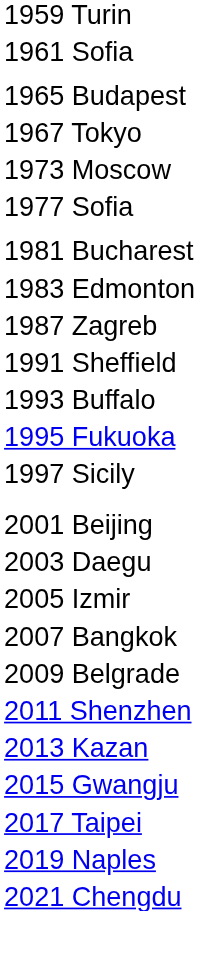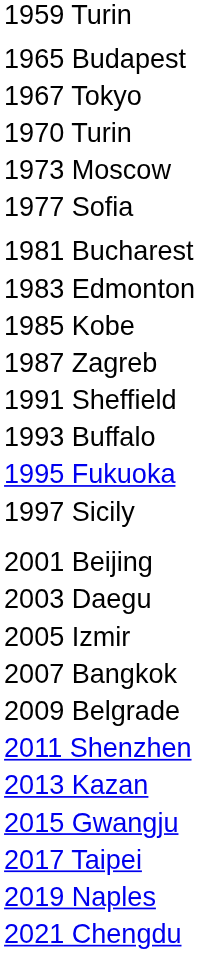- row: (69, 52)
+ row: (68, 133)
+ row: (69, 325)
